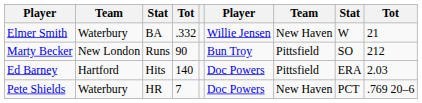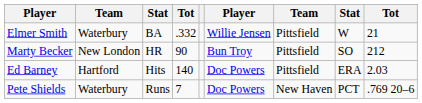(304, 32) New Haven -> (298, 32) Pittsfield
(158, 51) Runs -> (154, 51) HR
(154, 88) HR -> (158, 88) Runs
